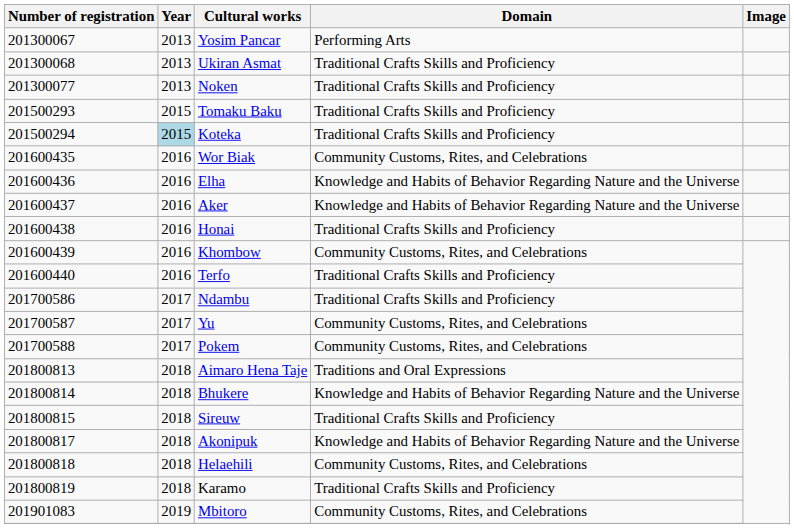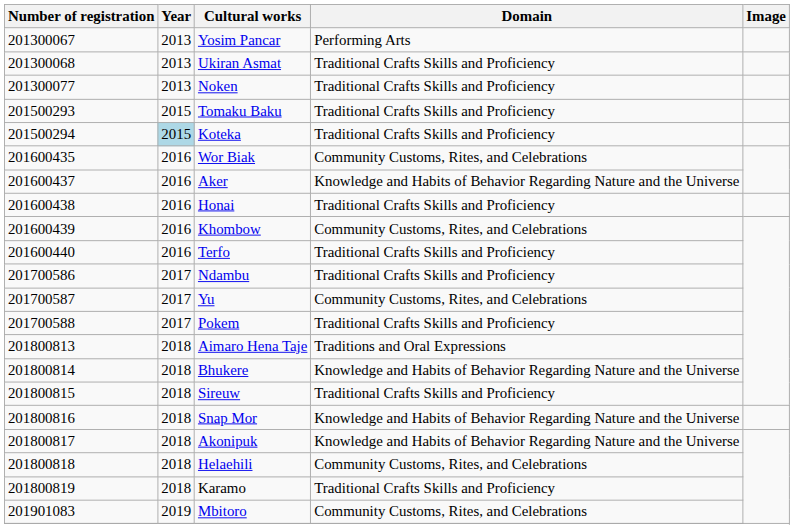- row: (212, 181)
(451, 346) Community Customs, Rites, and Celebrations -> (435, 323) Traditional Crafts Skills and Proficiency
+ row: (228, 417)
